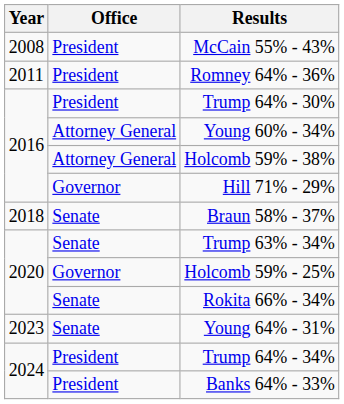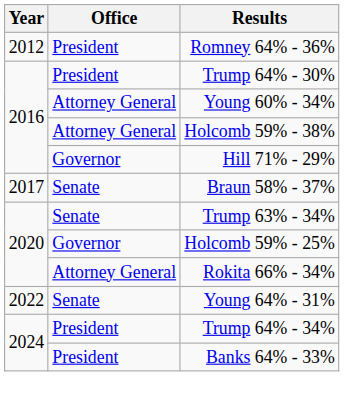- row: (264, 46)
(26, 74) 2011 -> (26, 46) 2012
(26, 215) 2018 -> (26, 187) 2017
(76, 300) Senate -> (114, 272) Attorney General
(26, 328) 2023 -> (26, 300) 2022
